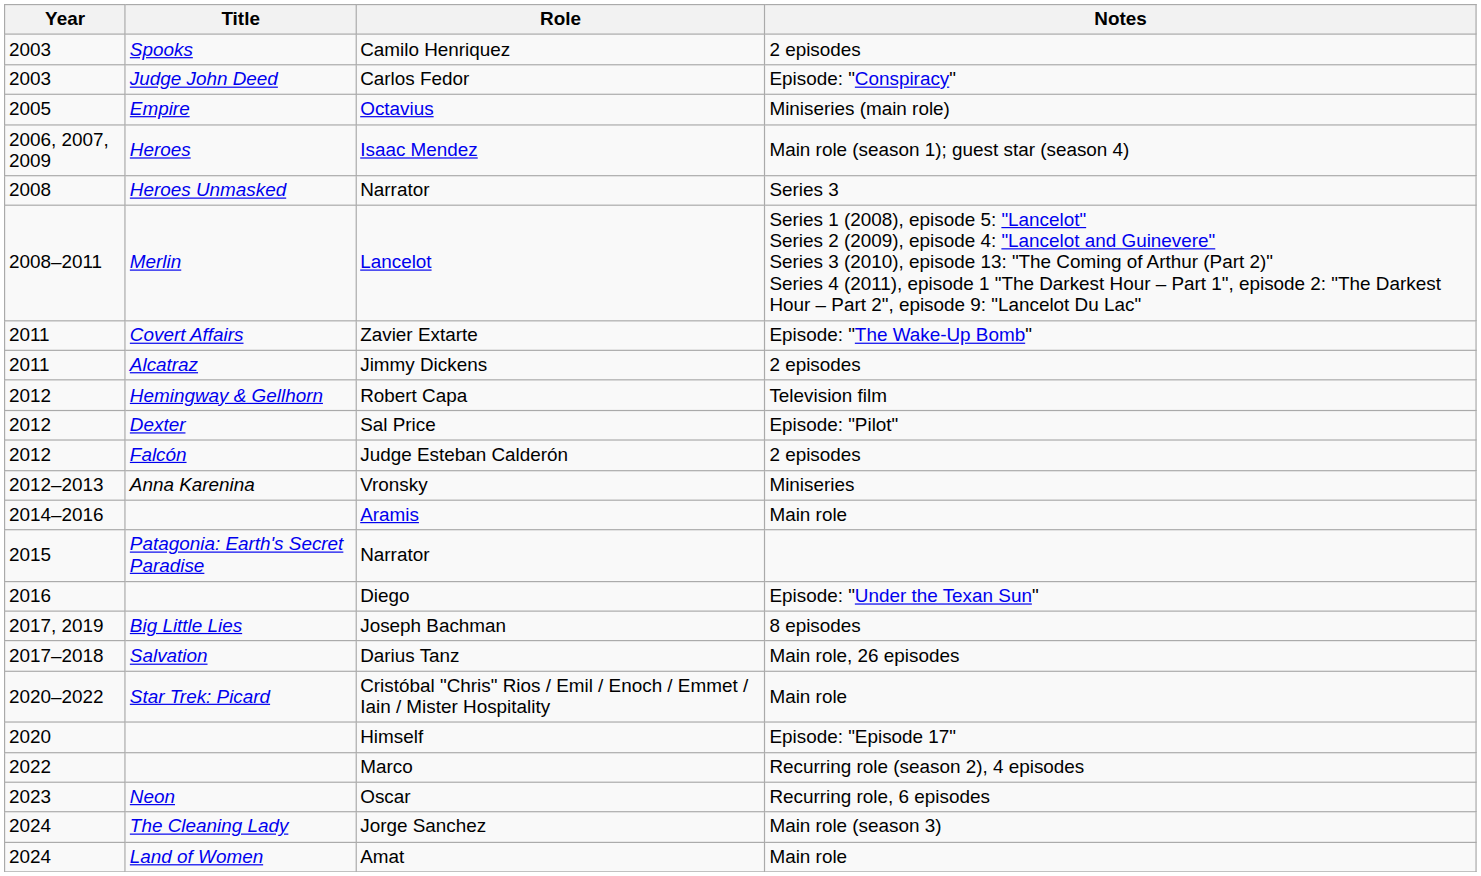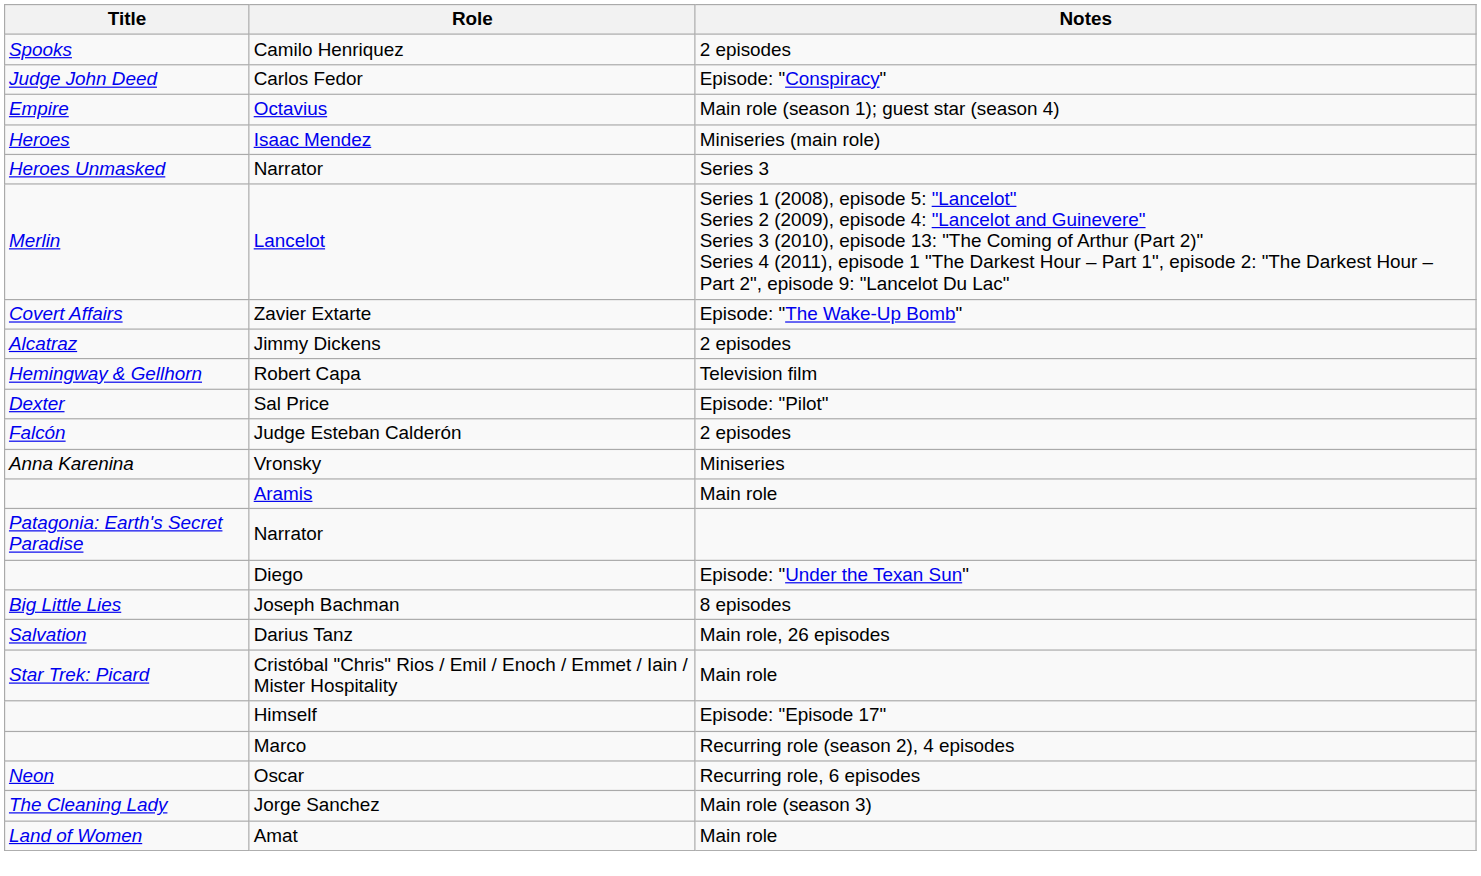- column: (65, 19)
(860, 109) Miniseries (main role) -> (880, 109) Main role (season 1); guest star (season 4)
(949, 149) Main role (season 1); guest star (season 4) -> (790, 139) Miniseries (main role)
